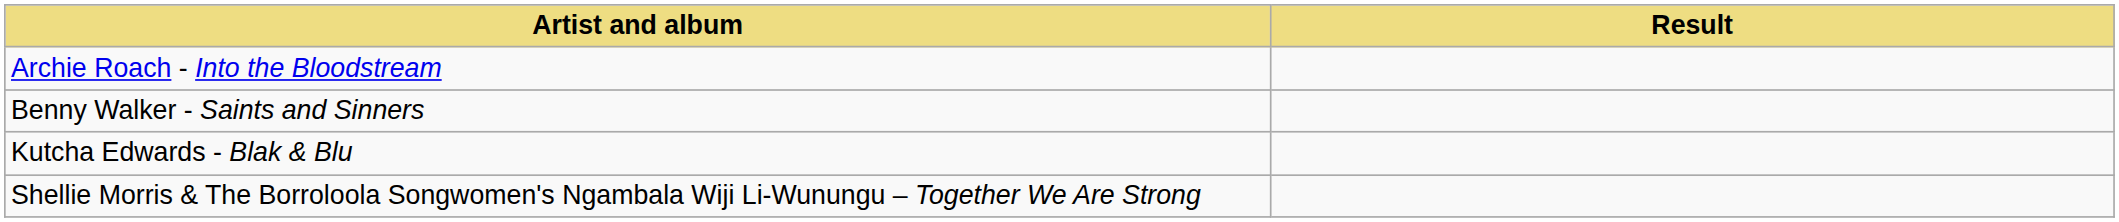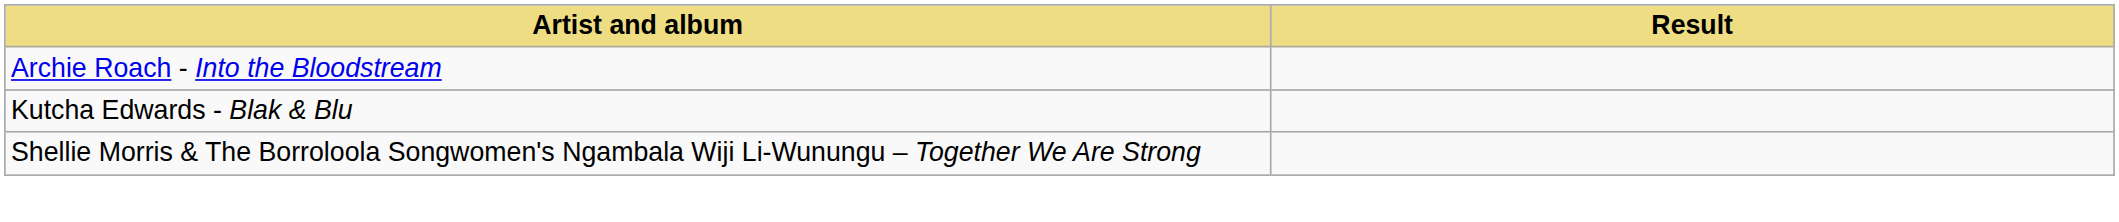- row: (218, 110)
